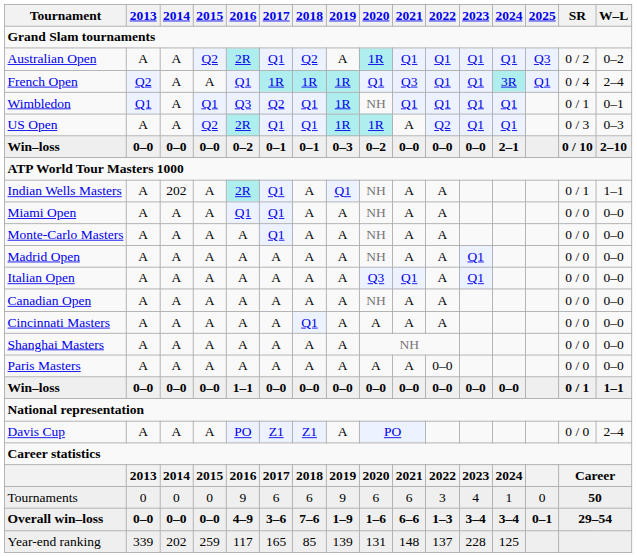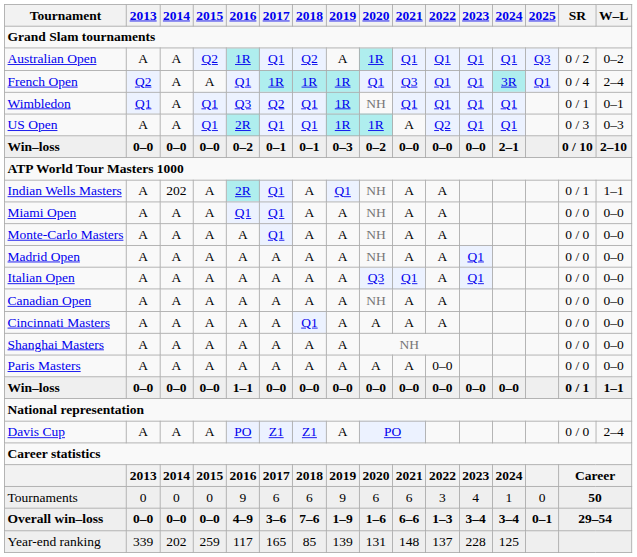(243, 58) 2R -> (243, 58) 1R
(210, 124) Q2 -> (210, 124) Q1
